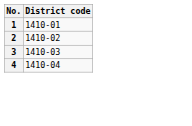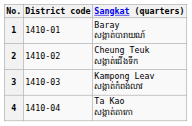+ column: (139, 11)
